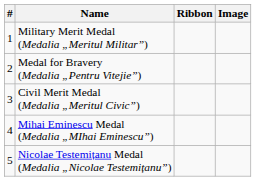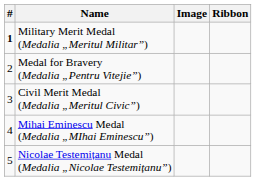columns swapped: (233, 13) <-> (195, 13)
(10, 37) normal -> (10, 37) bold
